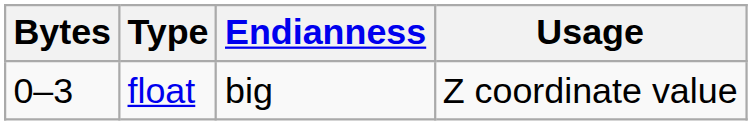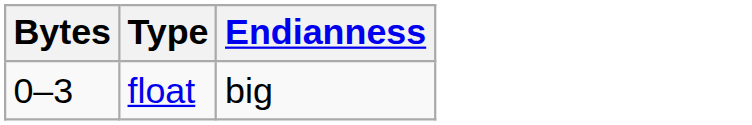- column: (590, 32)
